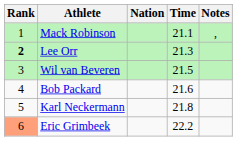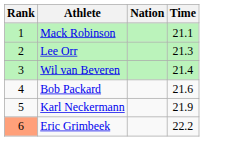- column: (216, 13)
(21, 51) bold -> (21, 51) normal
(183, 70) 21.5 -> (183, 70) 21.4
(183, 107) 21.8 -> (183, 107) 21.9
